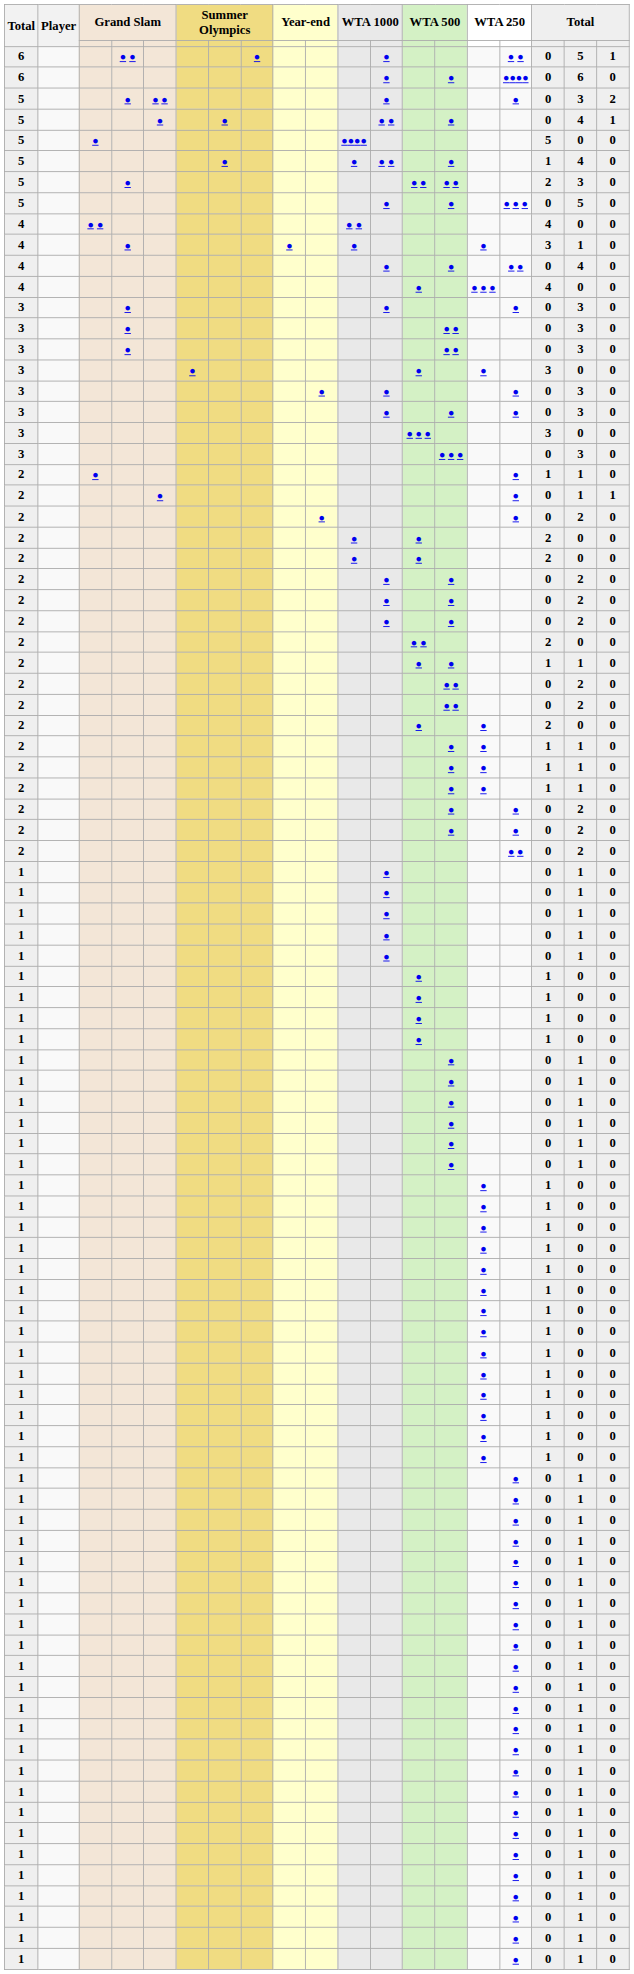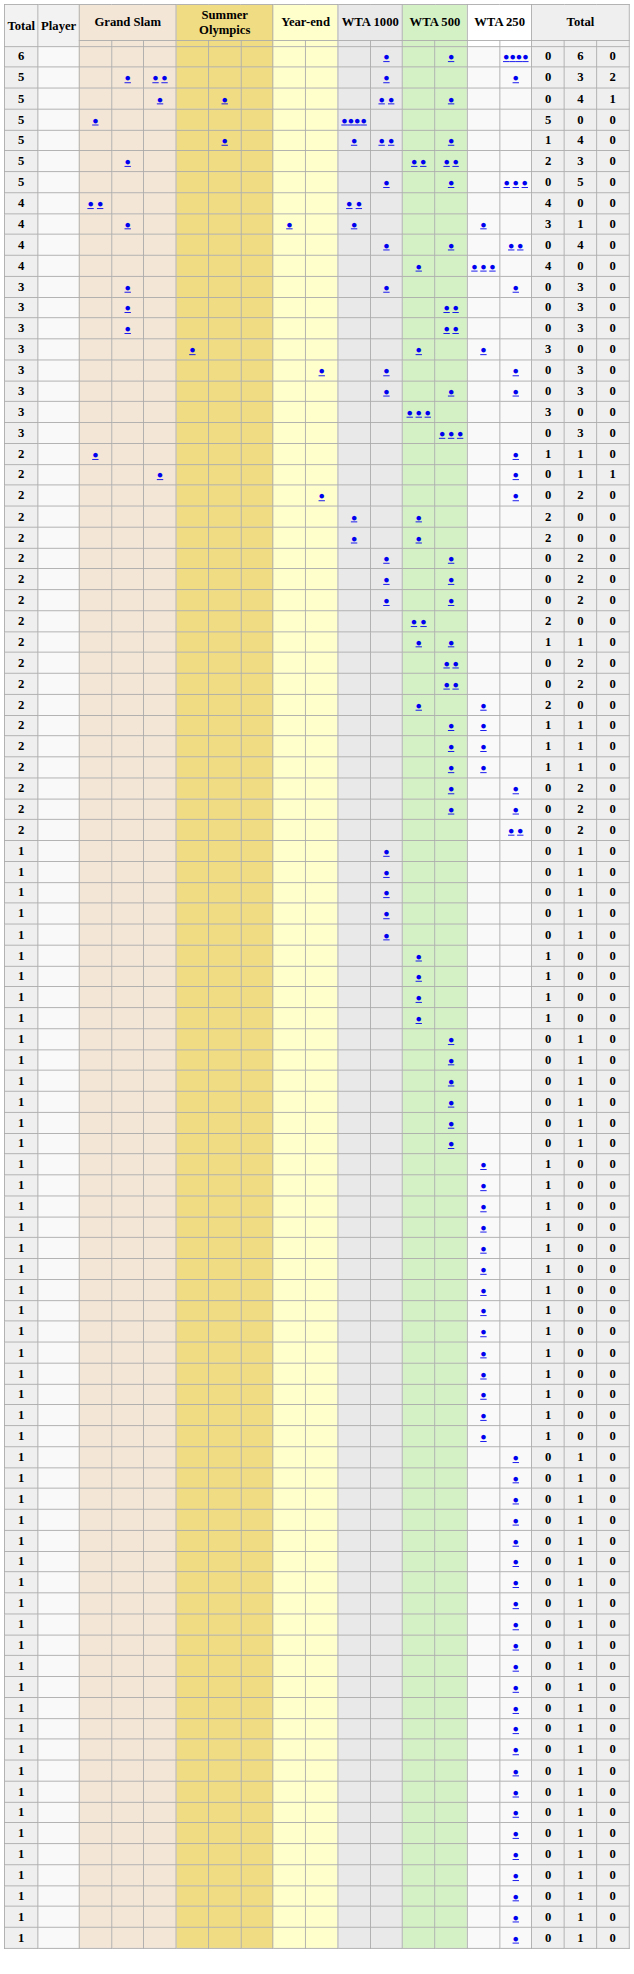- row: (21, 57)
